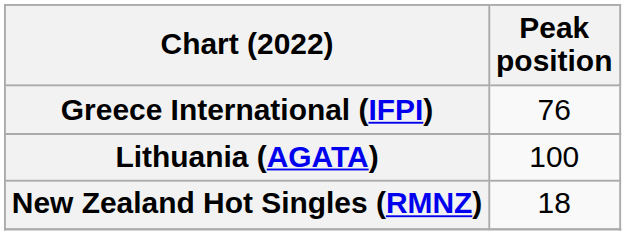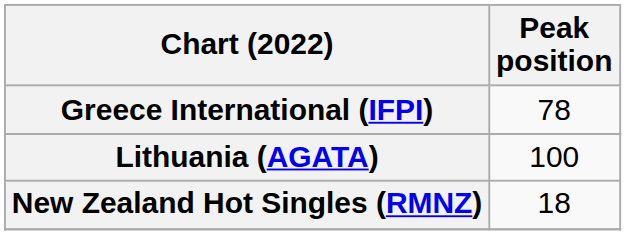(554, 109) 76 -> (554, 109) 78
